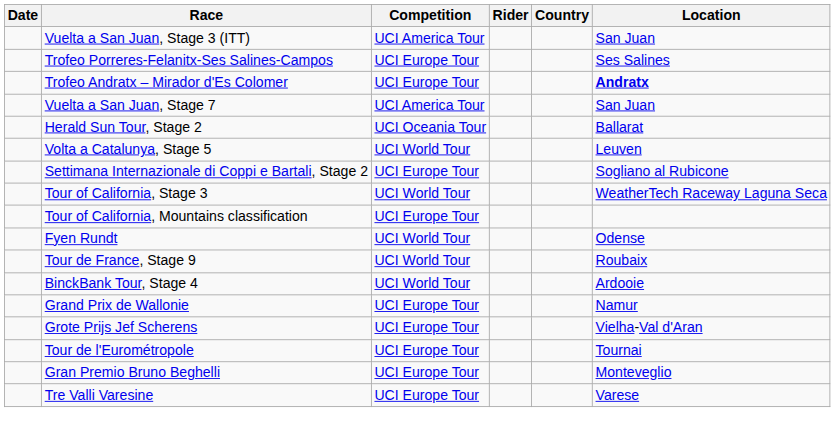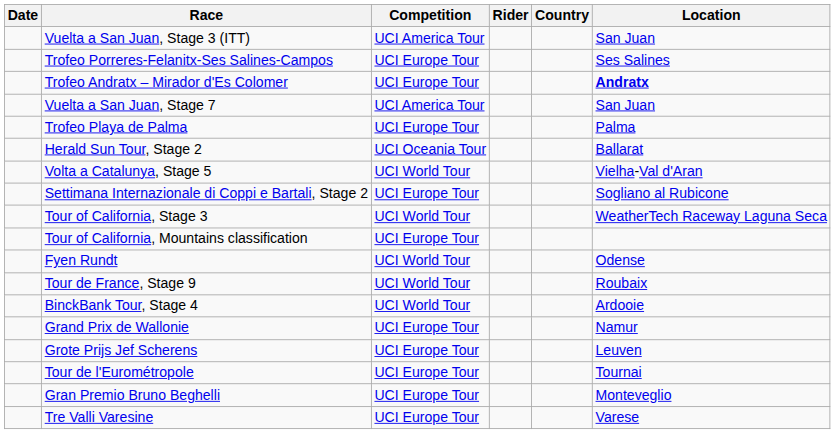+ row: (116, 127)
(619, 149) Leuven -> (649, 171) Vielha-Val d'Aran
(649, 328) Vielha-Val d'Aran -> (619, 350) Leuven
